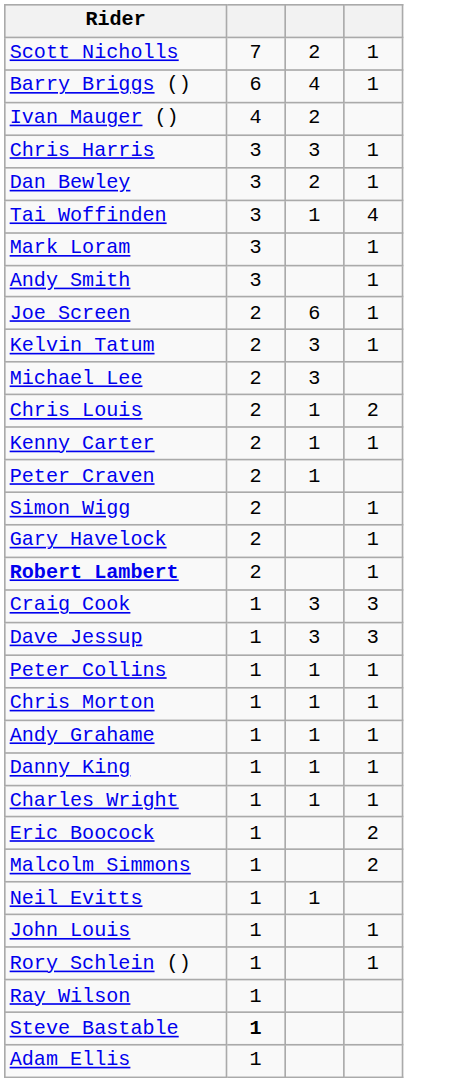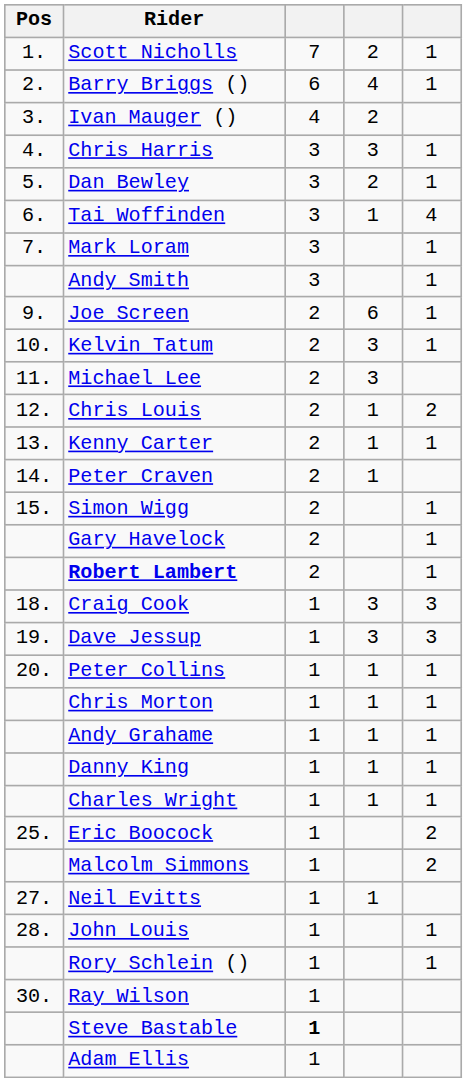+ column: (34, 21)
